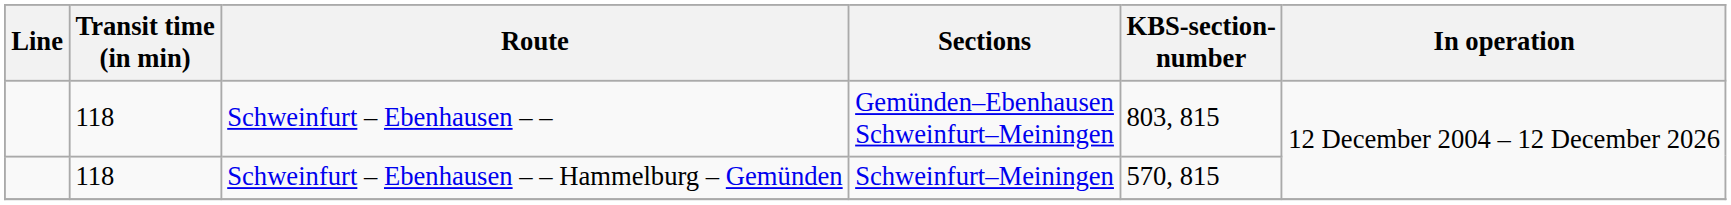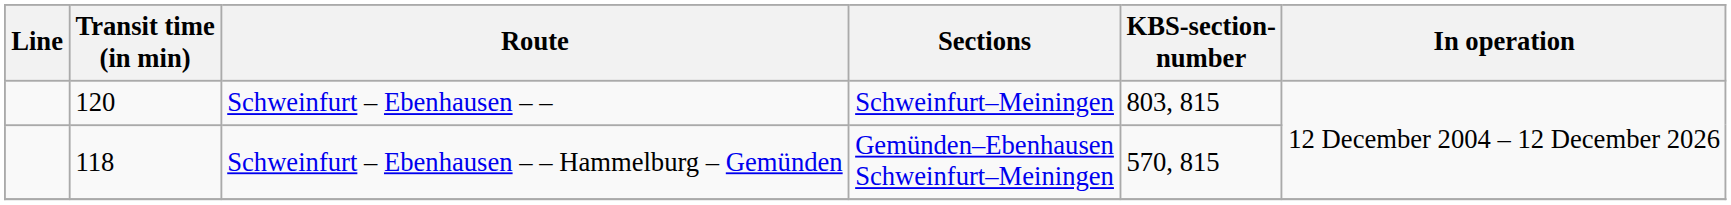(95, 117) 118 -> (95, 102) 120
(985, 117) Gemünden–Ebenhausen Schweinfurt–Meiningen -> (985, 102) Schweinfurt–Meiningen
(985, 177) Schweinfurt–Meiningen -> (985, 161) Gemünden–Ebenhausen Schweinfurt–Meiningen
